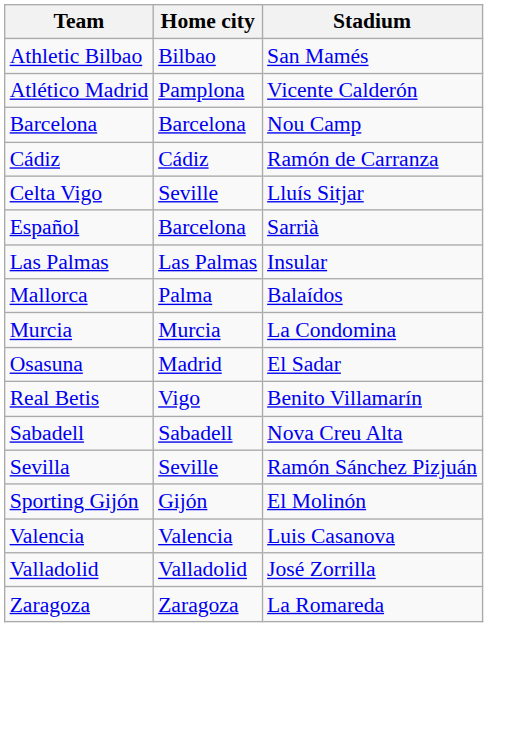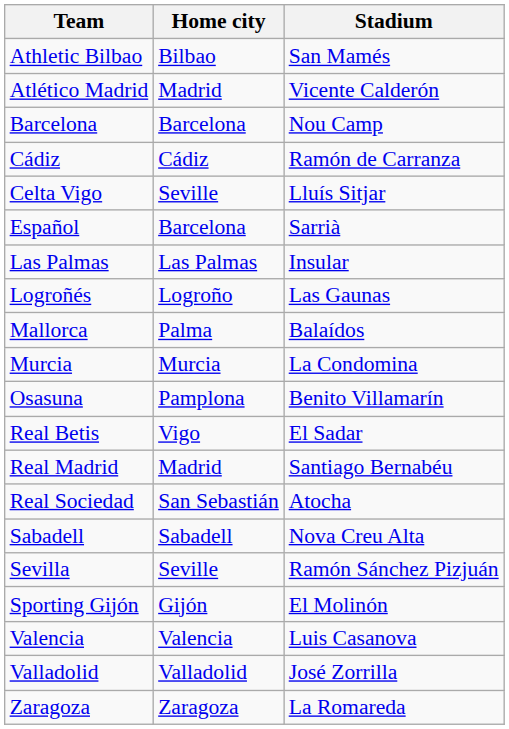(201, 90) Pamplona -> (190, 90) Madrid
+ row: (50, 295)
(190, 364) Madrid -> (201, 398) Pamplona
(304, 364) El Sadar -> (366, 398) Benito Villamarín
(345, 398) Benito Villamarín -> (326, 432) El Sadar
+ row: (64, 466)
+ row: (72, 501)
